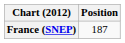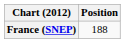(100, 30) 187 -> (100, 30) 188
